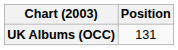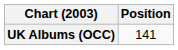(146, 34) 131 -> (146, 34) 141
